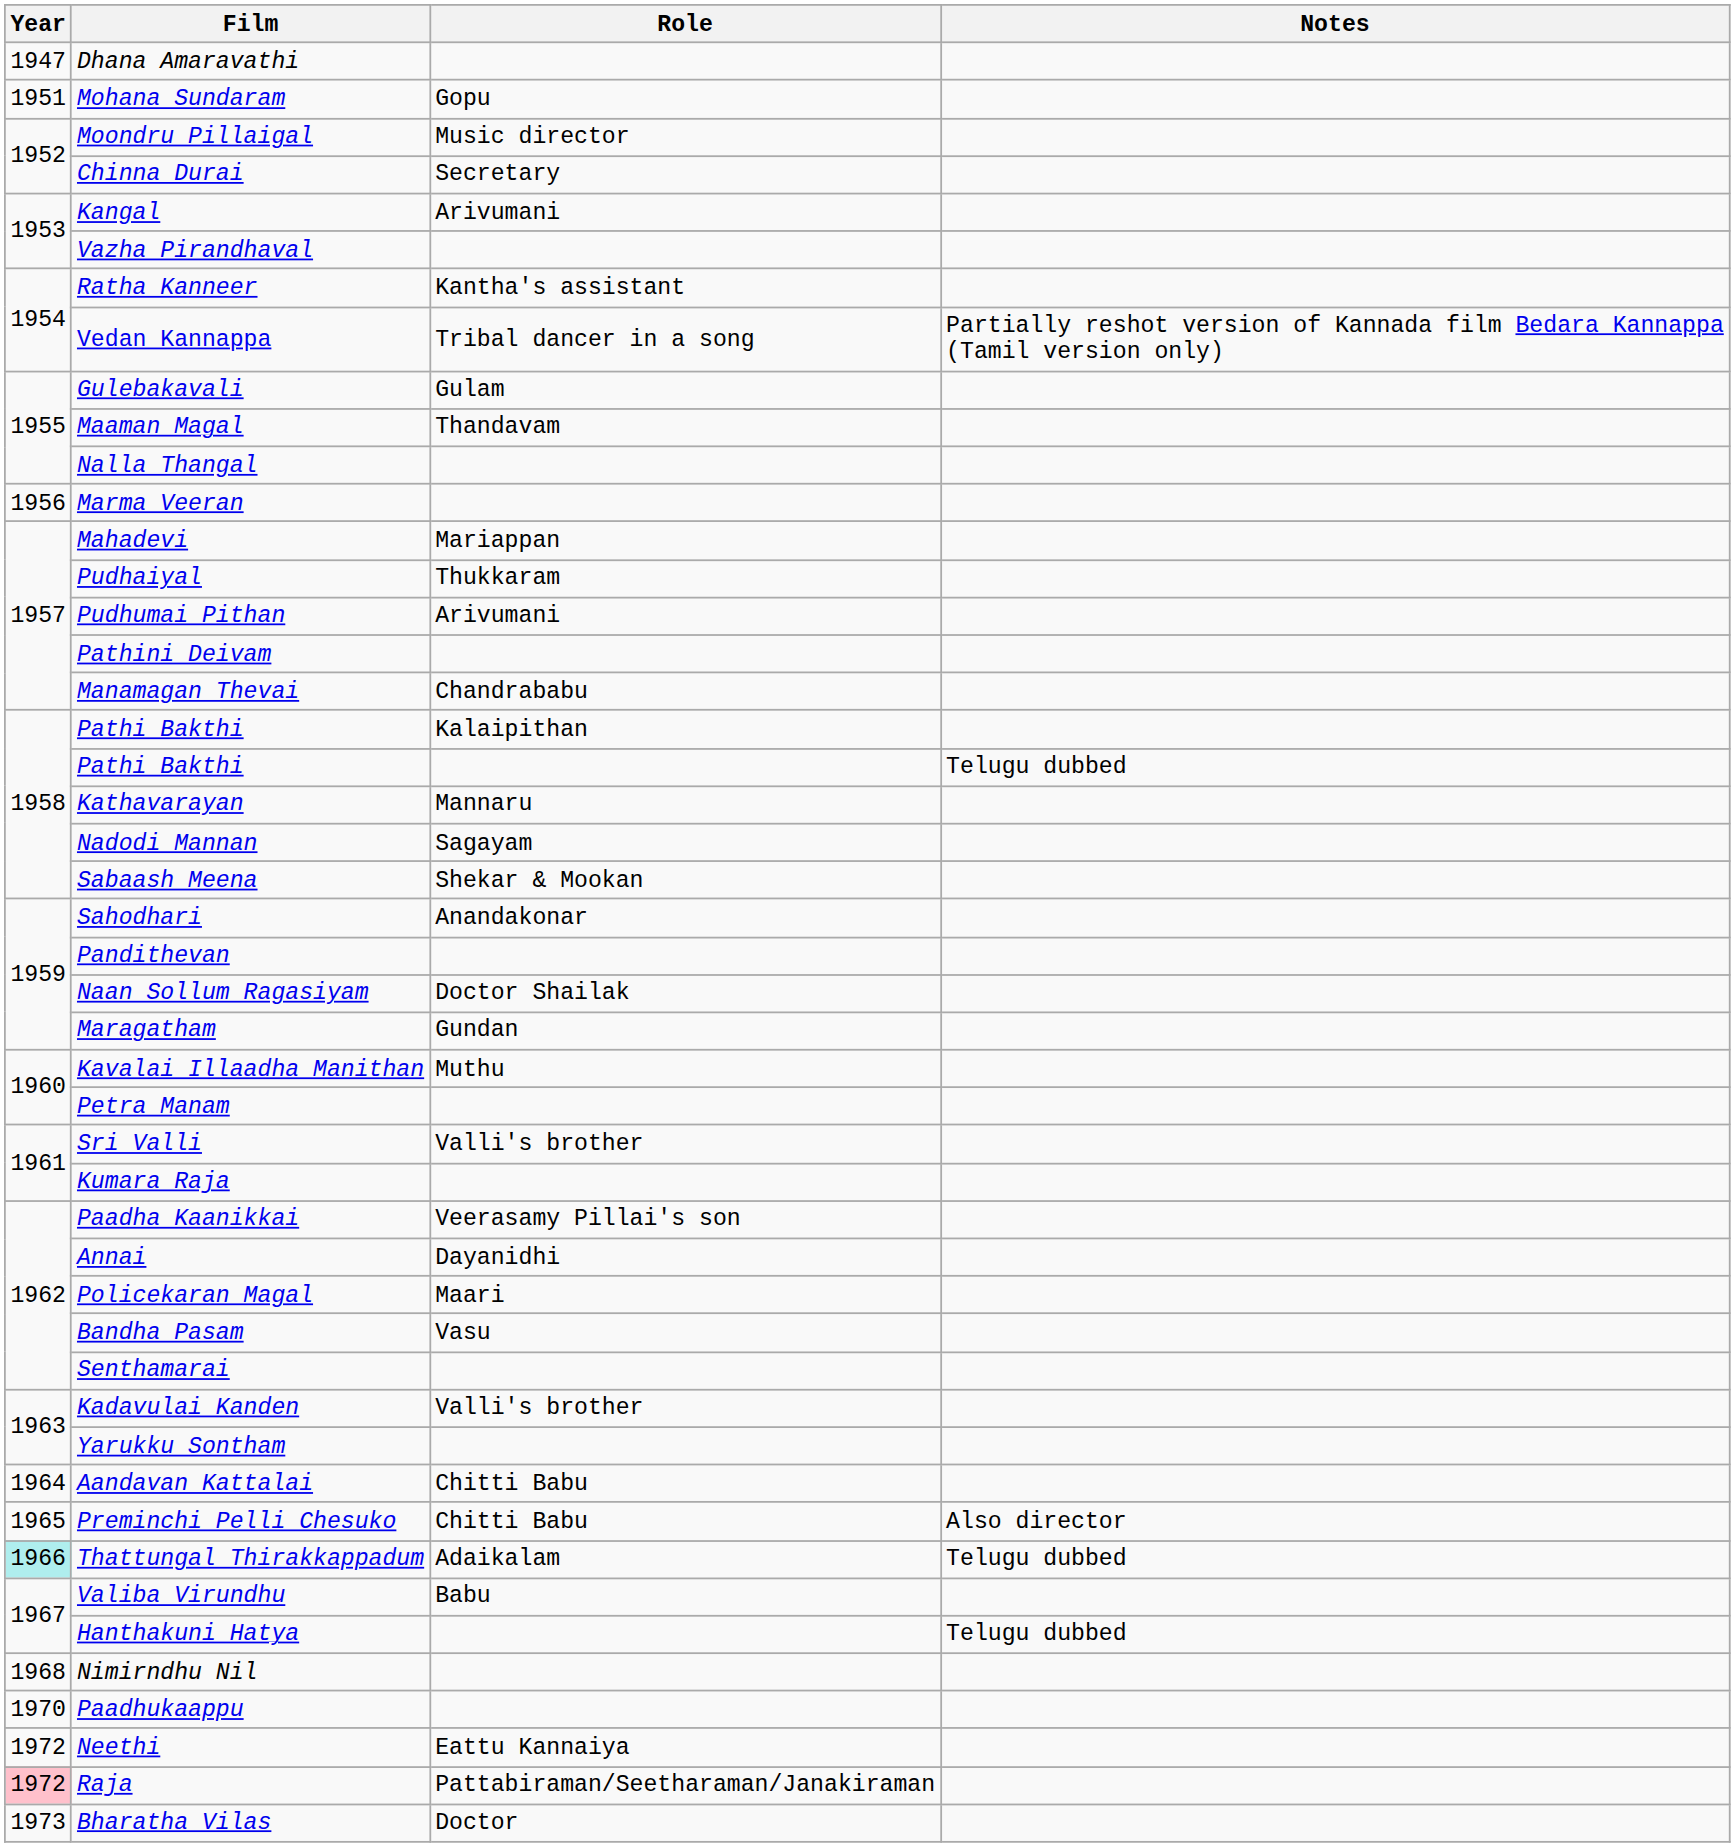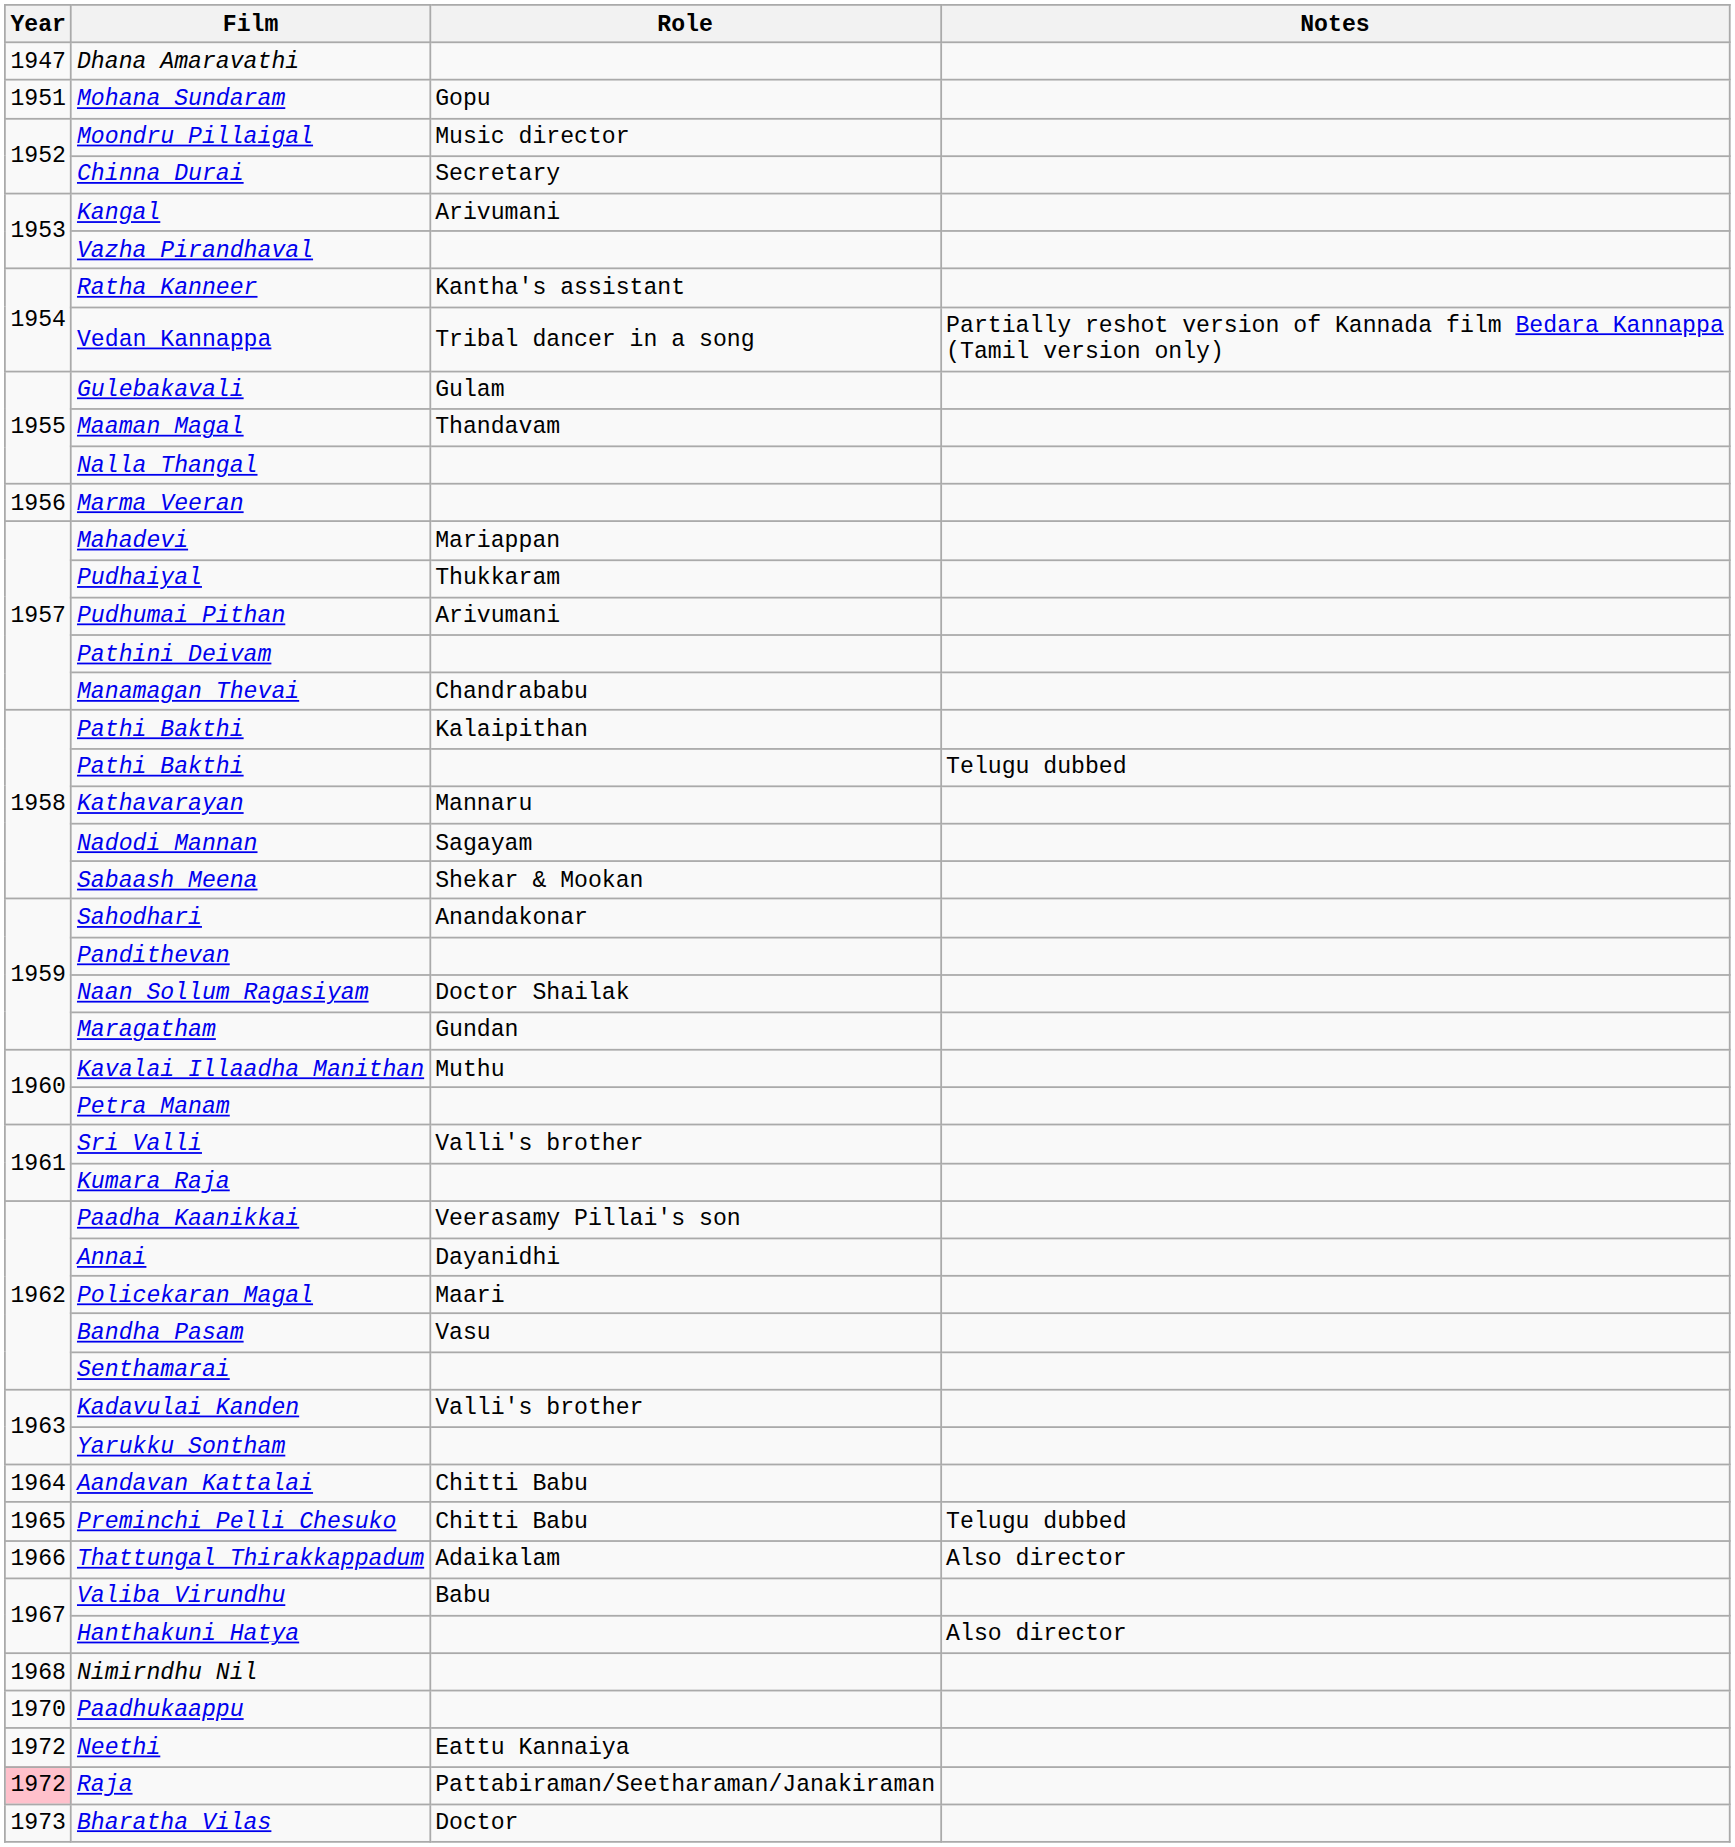(1036, 1521) Also director -> (1036, 1521) Telugu dubbed
(38, 1559) paleturquoise background -> (38, 1559) no background
(1036, 1559) Telugu dubbed -> (1036, 1559) Also director
(1036, 1634) Telugu dubbed -> (1036, 1634) Also director
